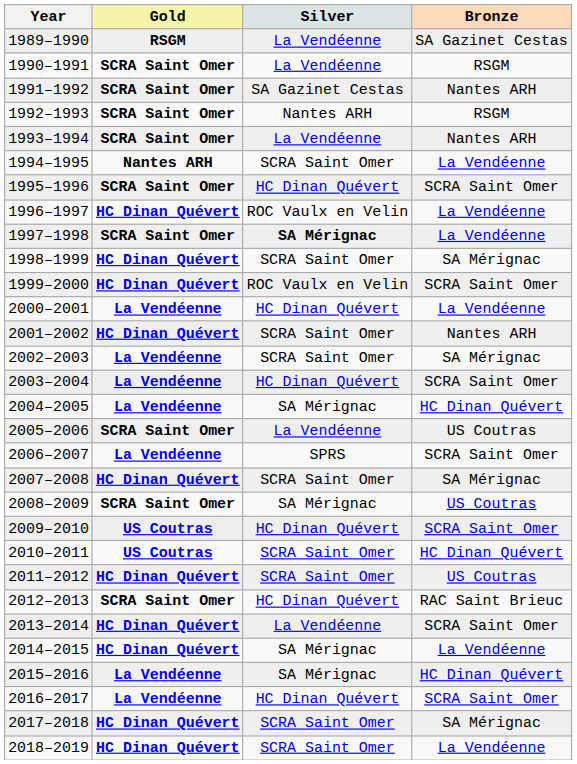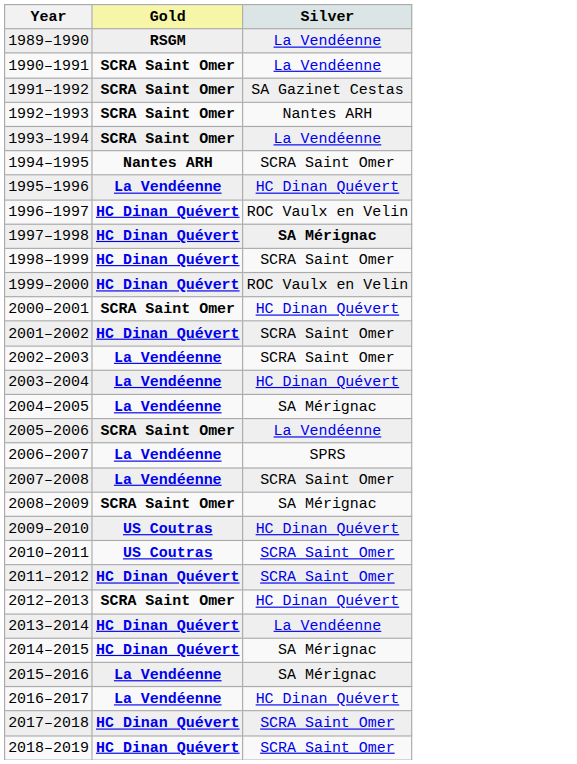- column: (492, 17)
(168, 187) SCRA Saint Omer -> (168, 187) La Vendéenne
(168, 236) SCRA Saint Omer -> (168, 236) HC Dinan Quévert
(168, 309) La Vendéenne -> (168, 309) SCRA Saint Omer
(168, 480) HC Dinan Quévert -> (168, 480) La Vendéenne
